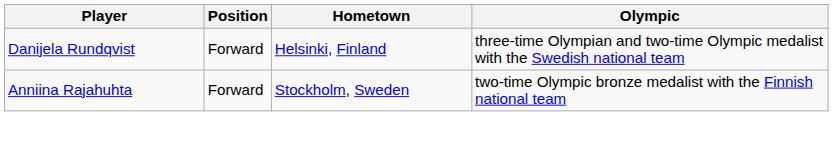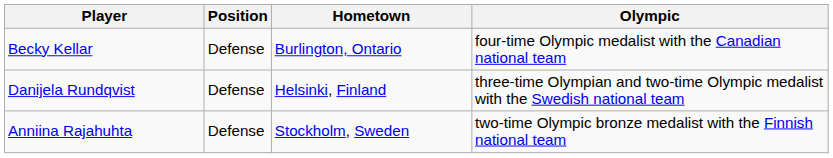+ row: (50, 49)
(236, 49) Forward -> (236, 90) Defense
(236, 90) Forward -> (236, 131) Defense
